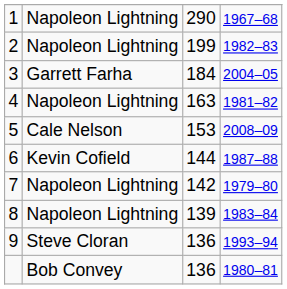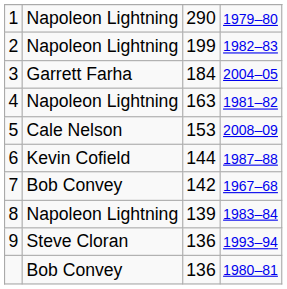(250, 19) 1967–68 -> (250, 19) 1979–80
(102, 185) Napoleon Lightning -> (74, 185) Bob Convey
(250, 186) 1979–80 -> (250, 186) 1967–68
